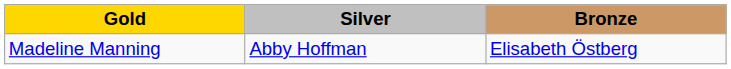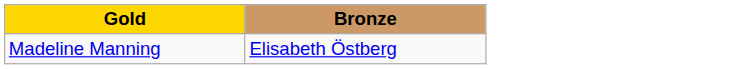- column: (365, 19)
